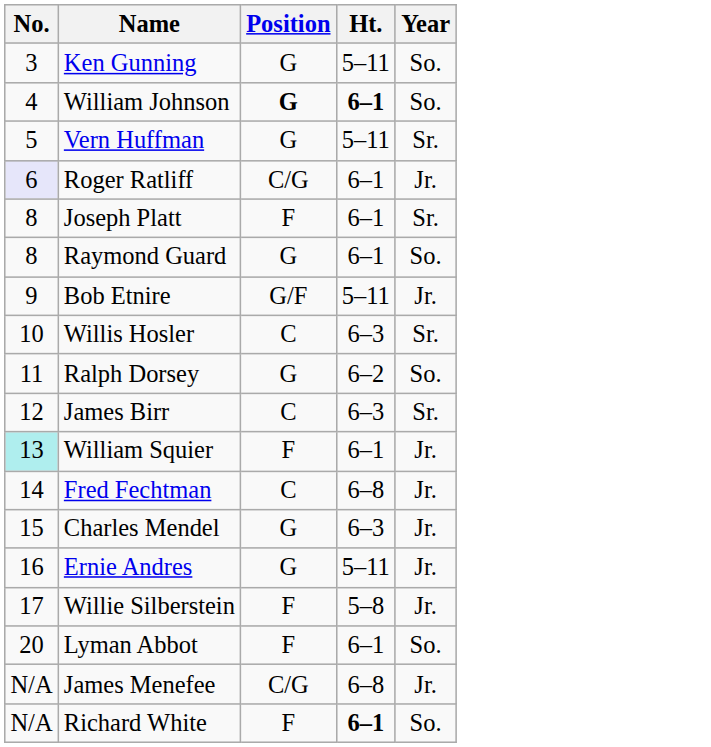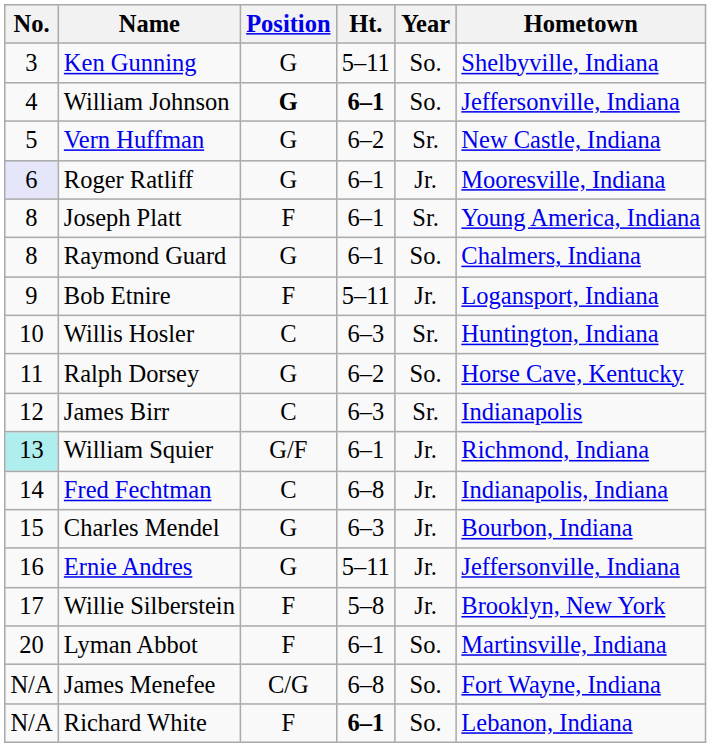+ column: (581, 23)
(366, 140) 5–11 -> (366, 140) 6–2
(288, 179) C/G -> (288, 179) G
(288, 295) G/F -> (288, 295) F
(288, 450) F -> (288, 450) G/F
(426, 683) Jr. -> (426, 683) So.
